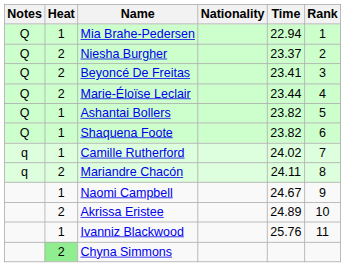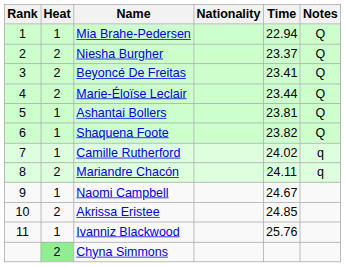columns swapped: (323, 14) <-> (25, 14)
(286, 113) 23.82 -> (282, 113) 23.81
(286, 212) 24.89 -> (282, 212) 24.85
